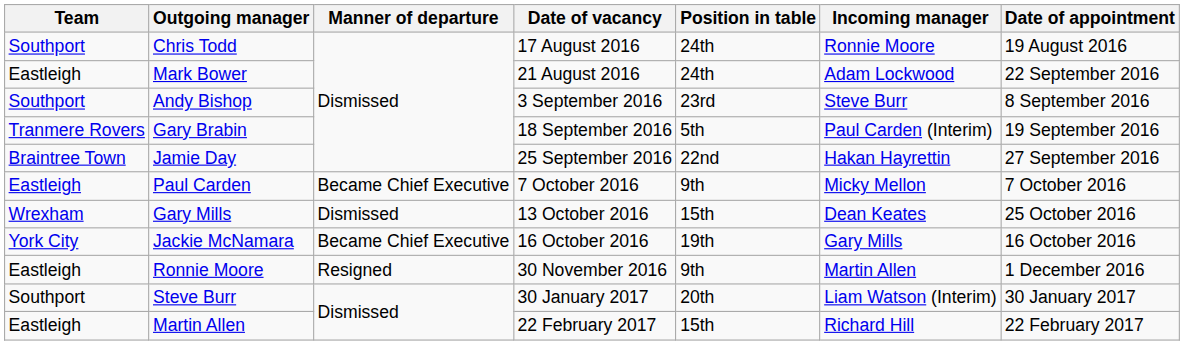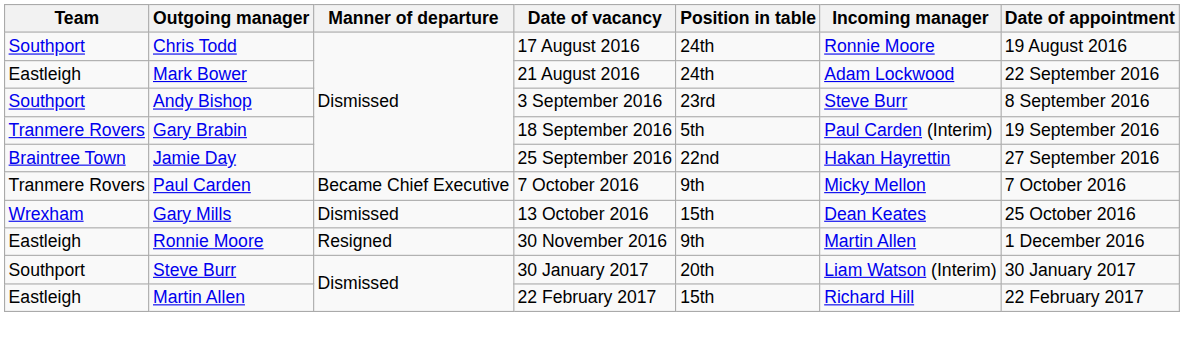(45, 185) Eastleigh -> (77, 185) Tranmere Rovers
- row: (223, 241)
